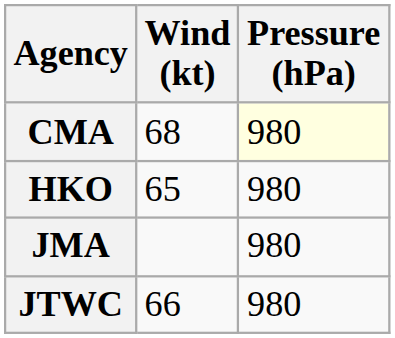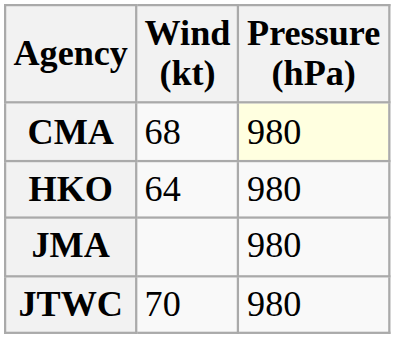(163, 188) 65 -> (163, 188) 64
(163, 303) 66 -> (163, 303) 70
